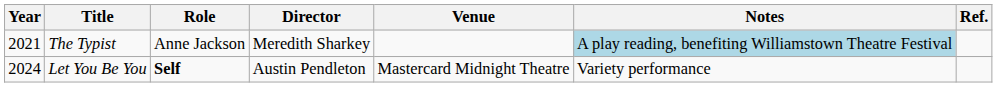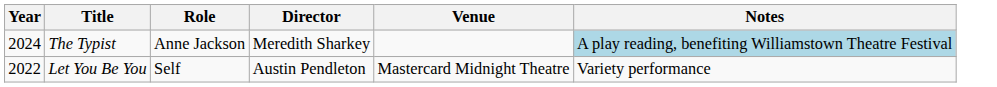- column: (974, 17)
(25, 43) 2021 -> (25, 43) 2024
(25, 69) 2024 -> (25, 69) 2022
(167, 69) bold -> (167, 69) normal
